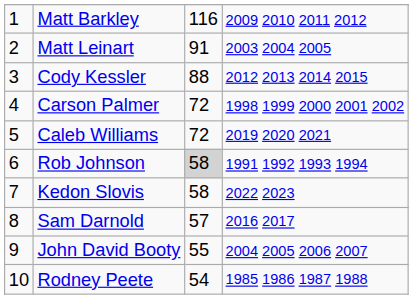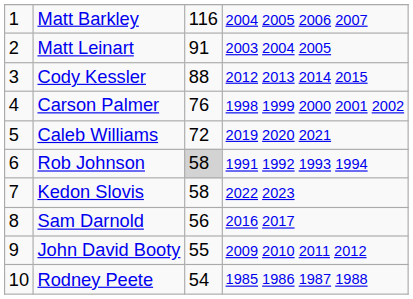(296, 19) 2009 2010 2011 2012 -> (297, 19) 2004 2005 2006 2007
(199, 105) 72 -> (199, 105) 76
(199, 221) 57 -> (199, 221) 56
(297, 250) 2004 2005 2006 2007 -> (296, 250) 2009 2010 2011 2012
